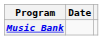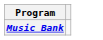- column: (80, 12)
